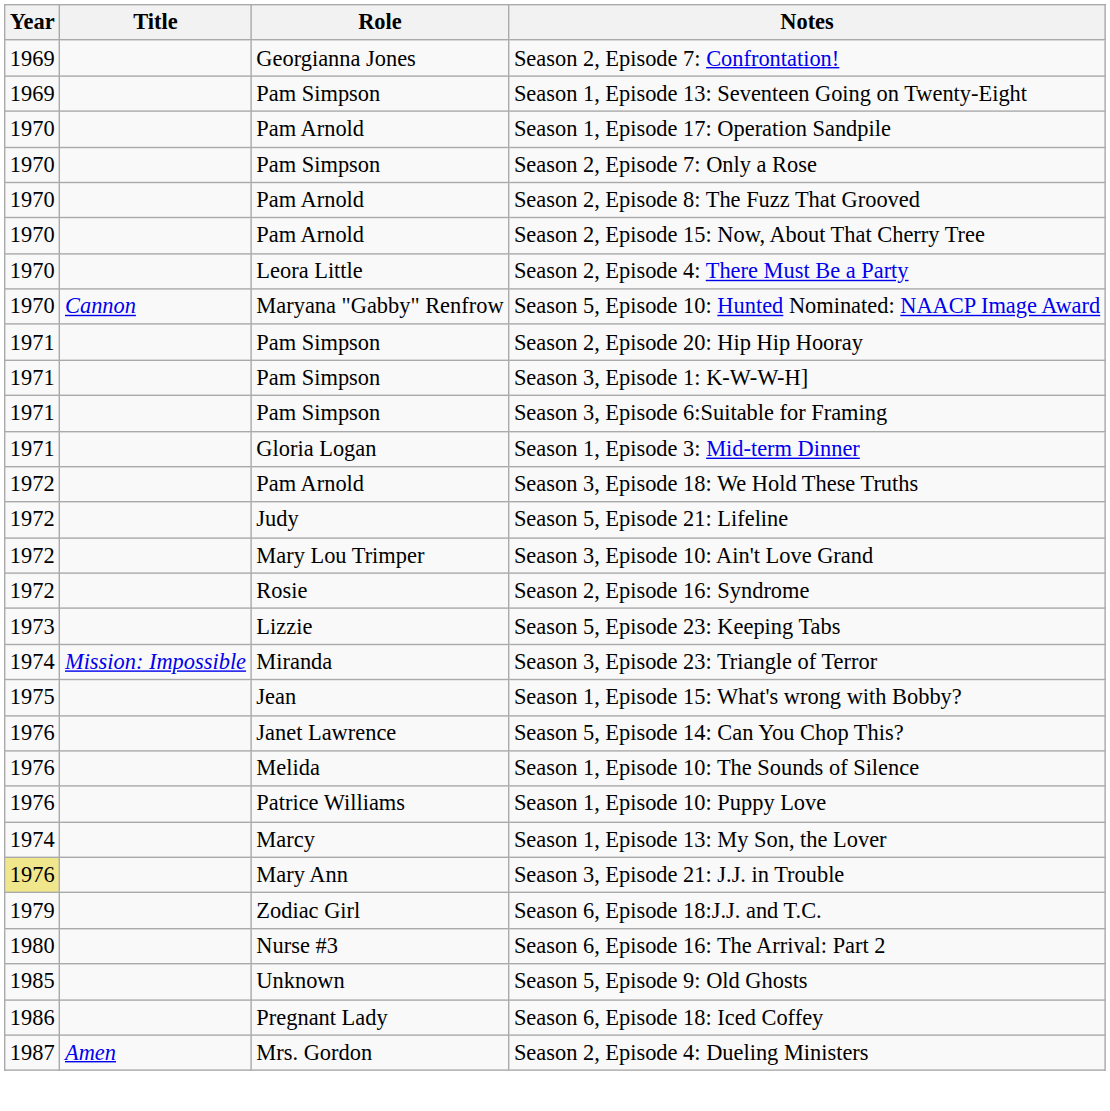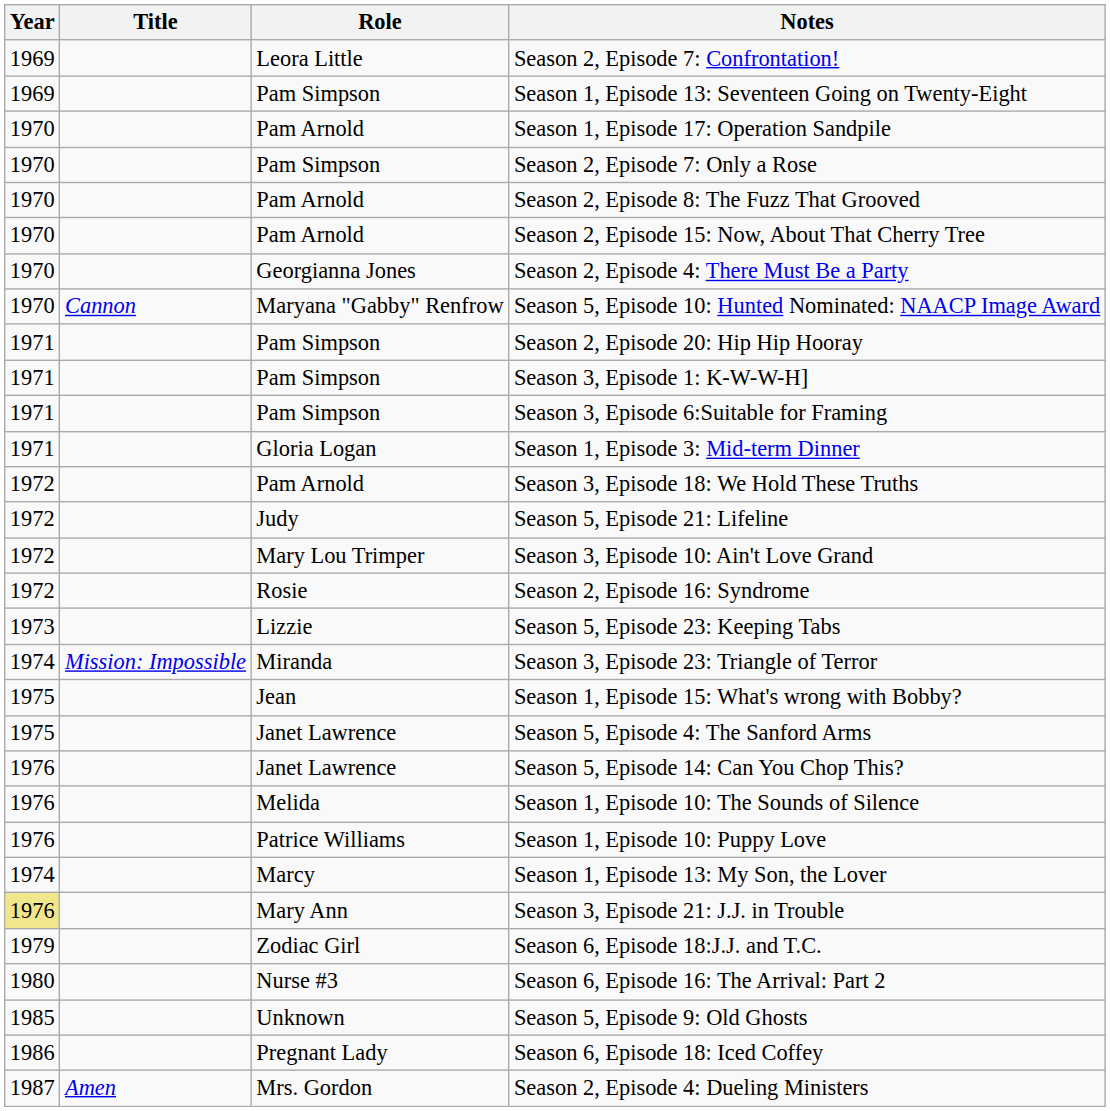(336, 57) Georgianna Jones -> (310, 57) Leora Little
(310, 270) Leora Little -> (336, 270) Georgianna Jones
+ row: (693, 732)
